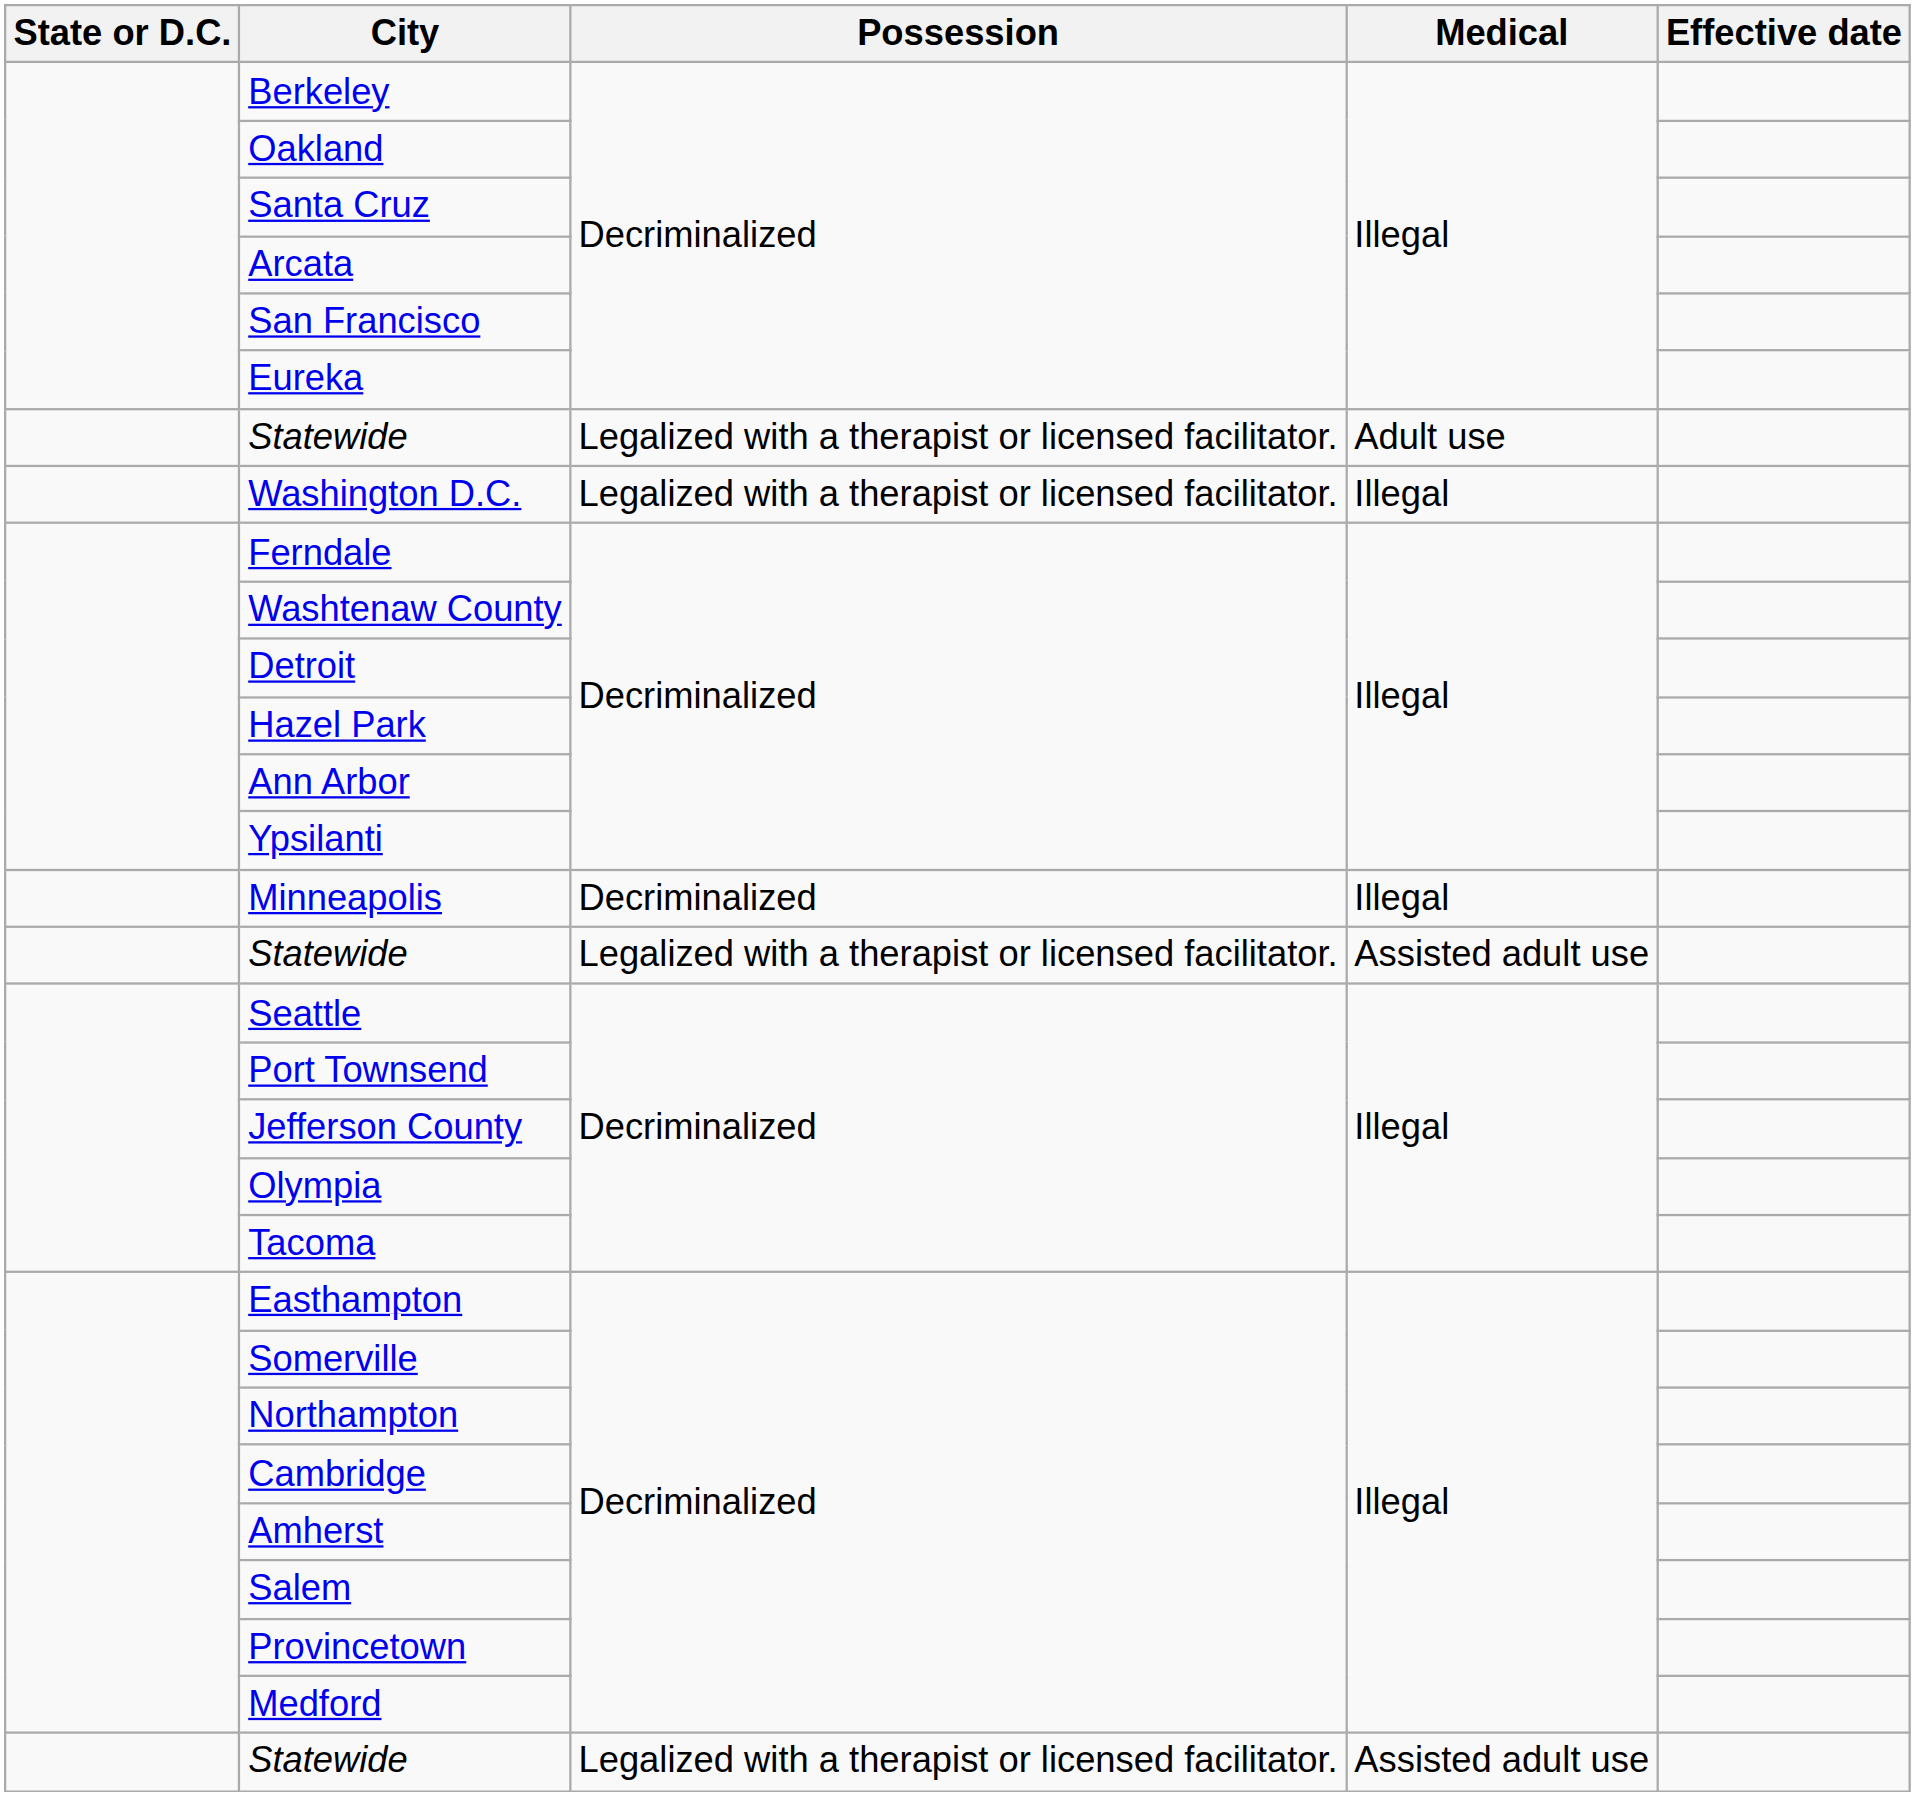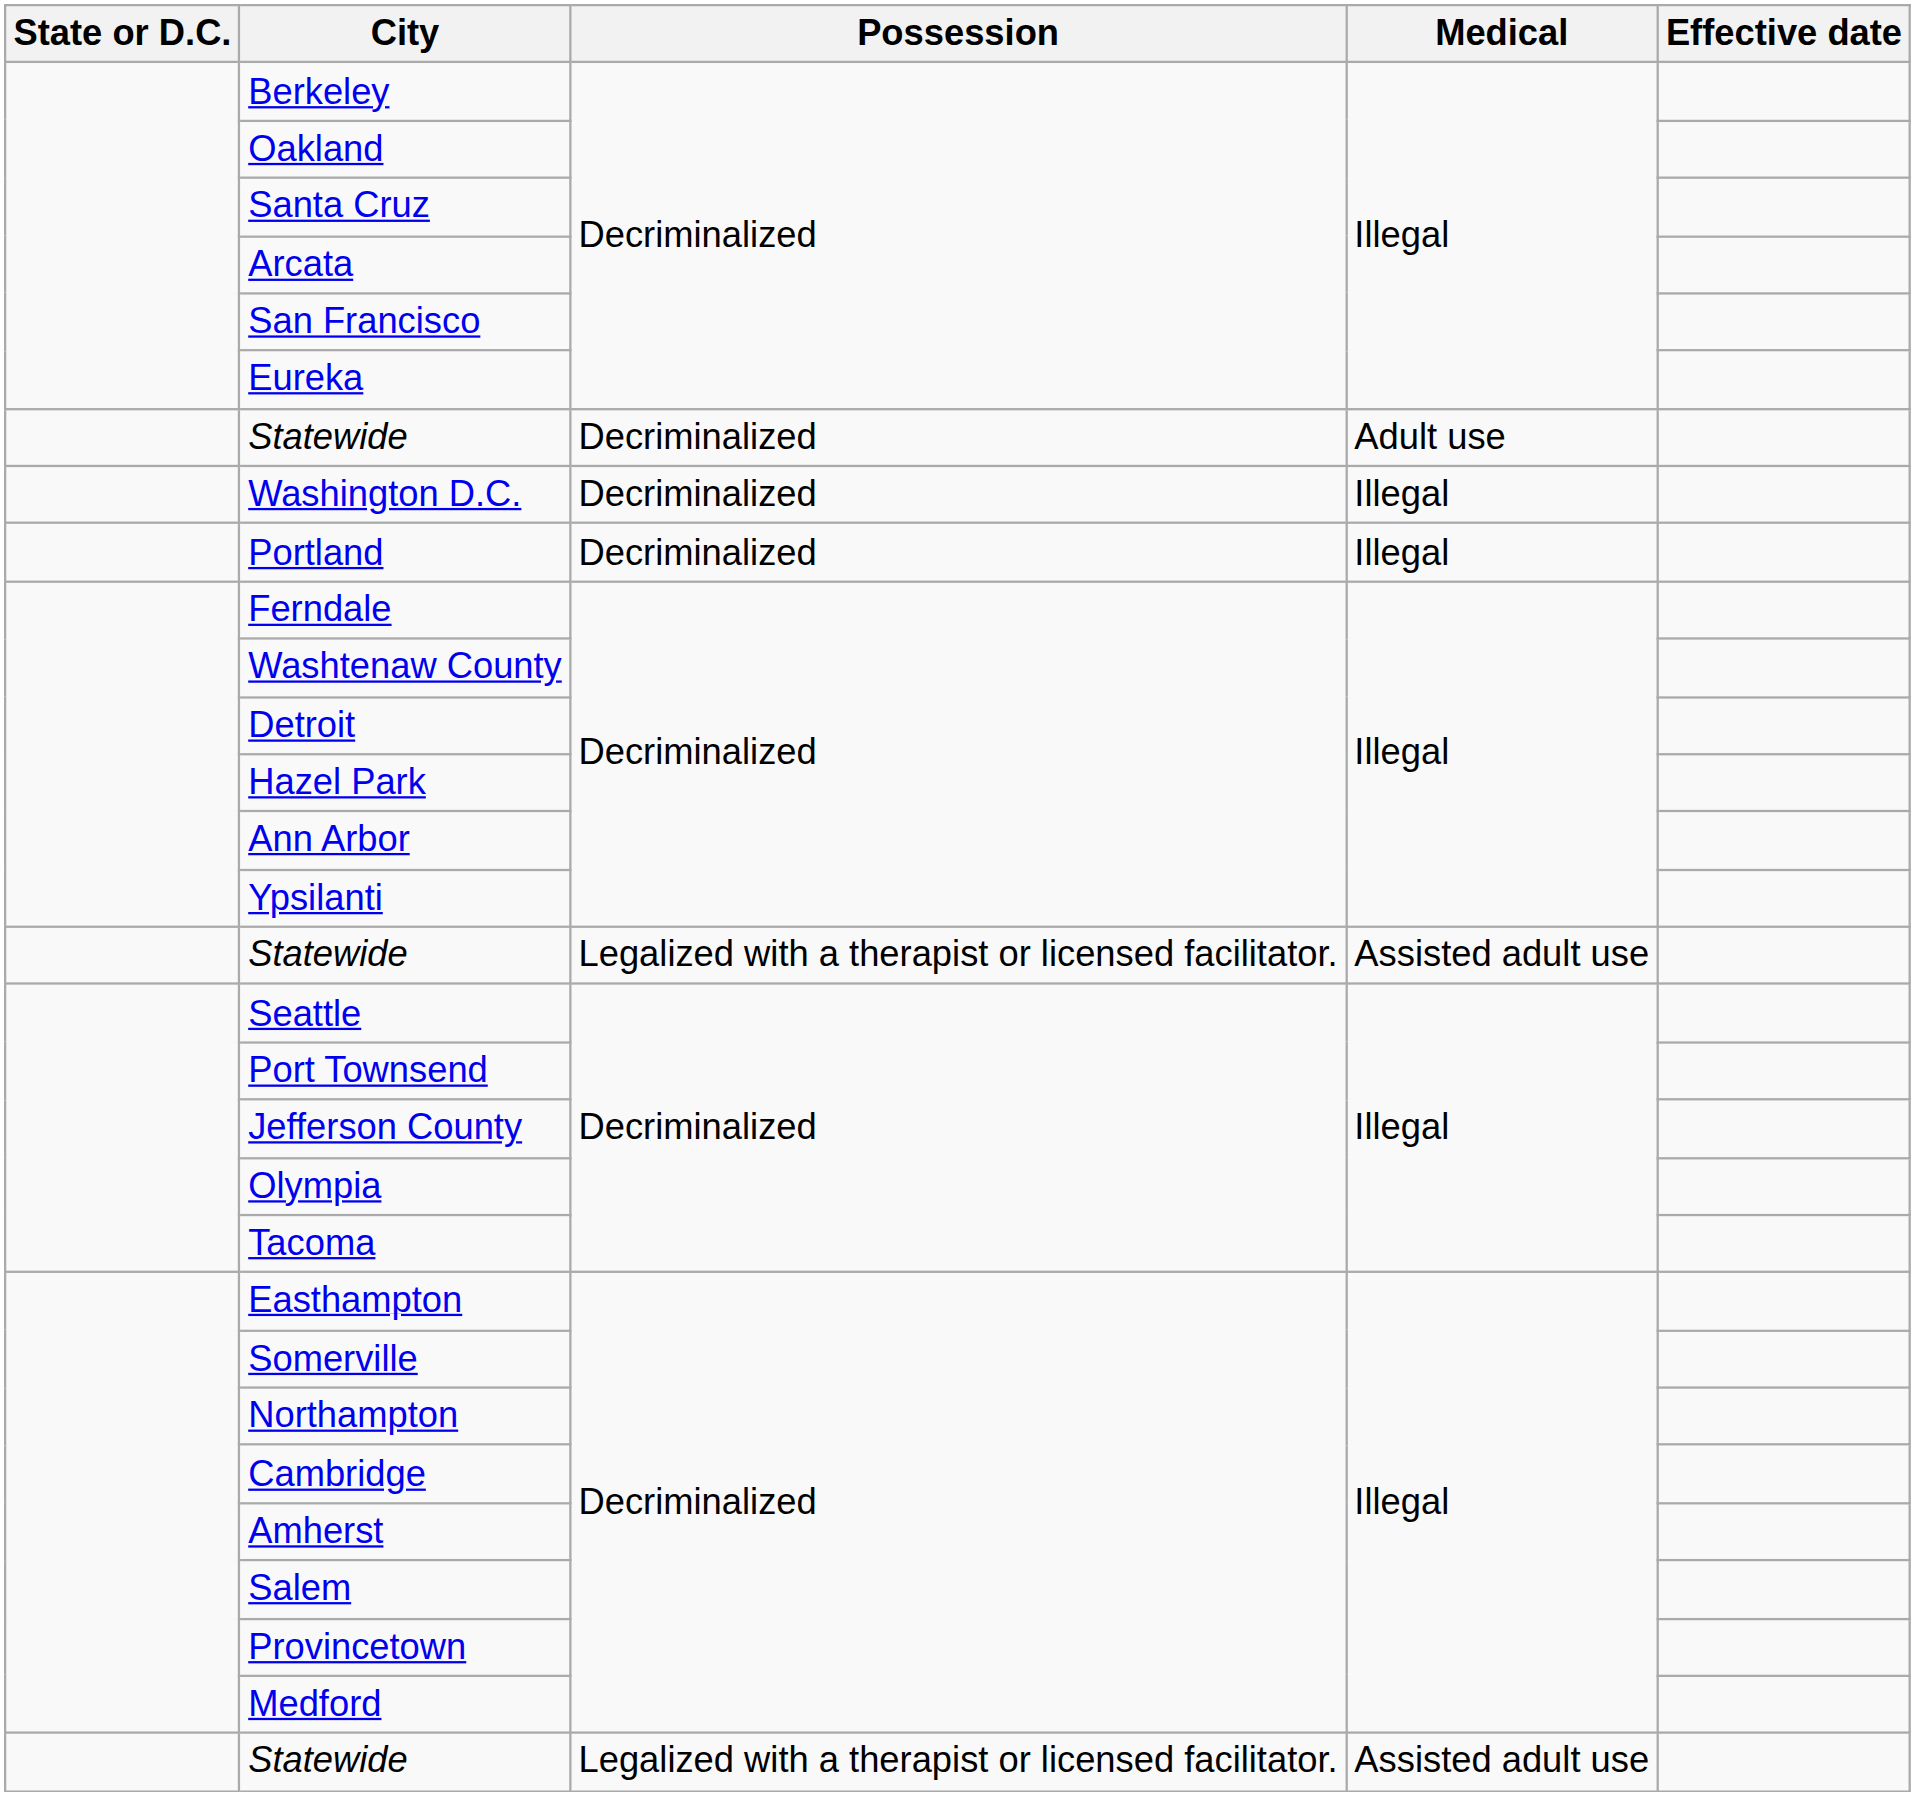(958, 436) Legalized with a therapist or licensed facilitator. -> (698, 436) Decriminalized
(958, 494) Legalized with a therapist or licensed facilitator. -> (698, 494) Decriminalized
+ row: (316, 551)
- row: (345, 897)
